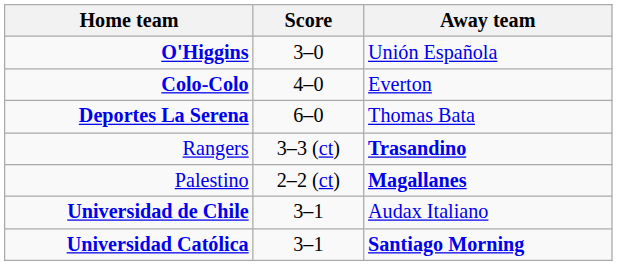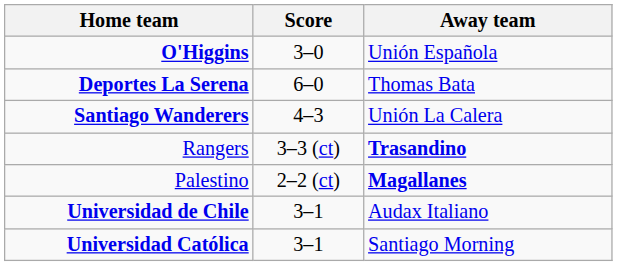- row: (205, 84)
+ row: (161, 116)
(446, 244) bold -> (441, 244) normal
